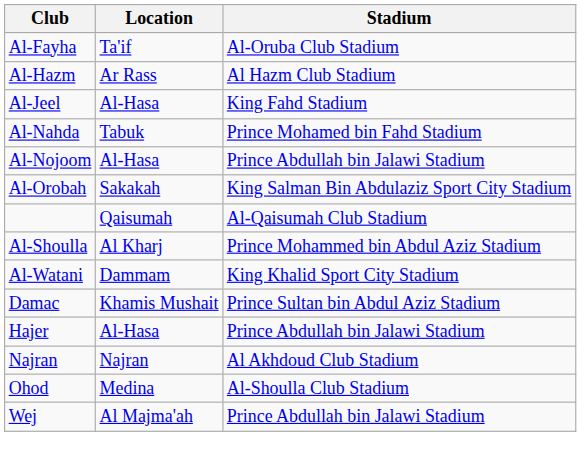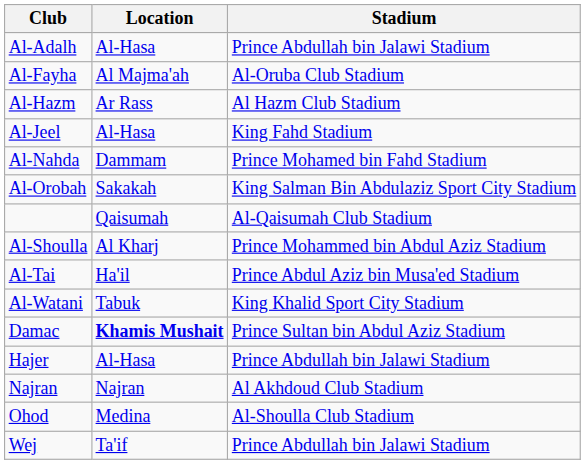+ row: (43, 47)
(116, 47) Ta'if -> (142, 75) Al Majma'ah
(122, 132) Tabuk -> (131, 160) Dammam
- row: (50, 160)
+ row: (32, 274)
(135, 274) Dammam -> (118, 302) Tabuk
(159, 302) normal -> (160, 331) bold
(146, 416) Al Majma'ah -> (112, 445) Ta'if
